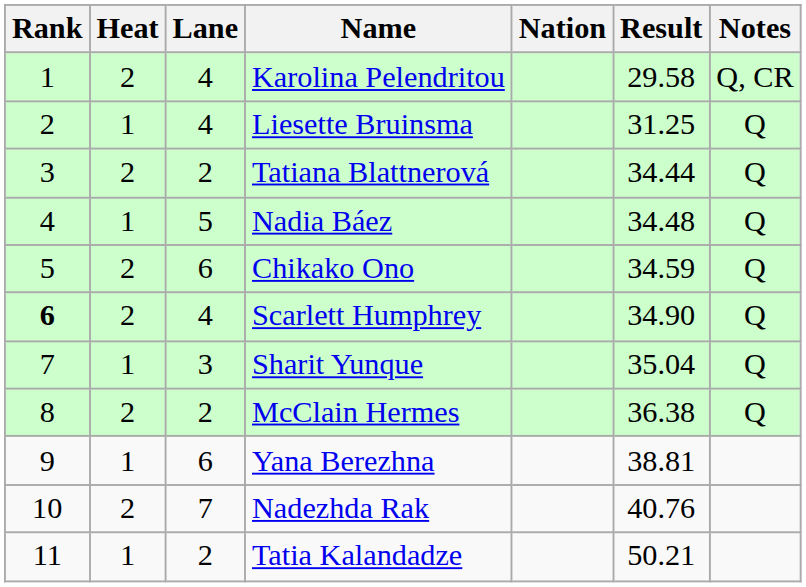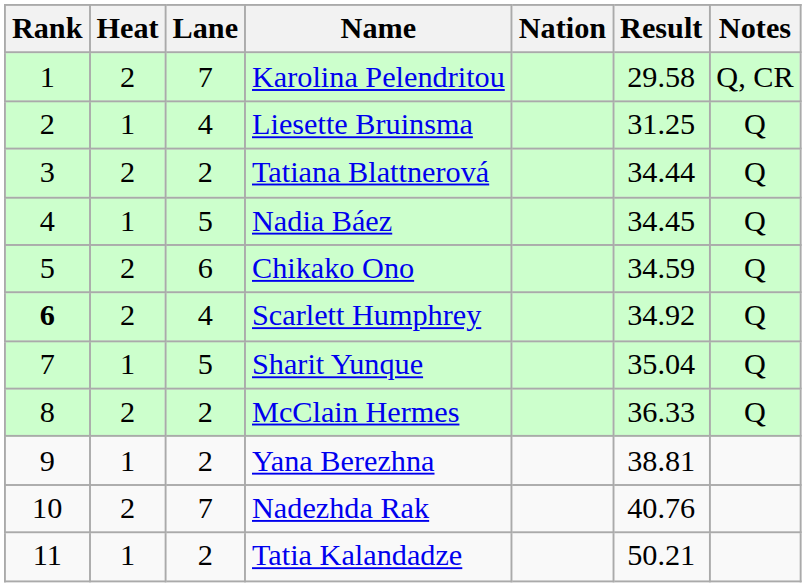(205, 76) 4 -> (205, 76) 7
(661, 220) 34.48 -> (661, 220) 34.45
(661, 316) 34.90 -> (661, 316) 34.92
(205, 364) 3 -> (205, 364) 5
(661, 412) 36.38 -> (661, 412) 36.33
(205, 460) 6 -> (205, 460) 2
